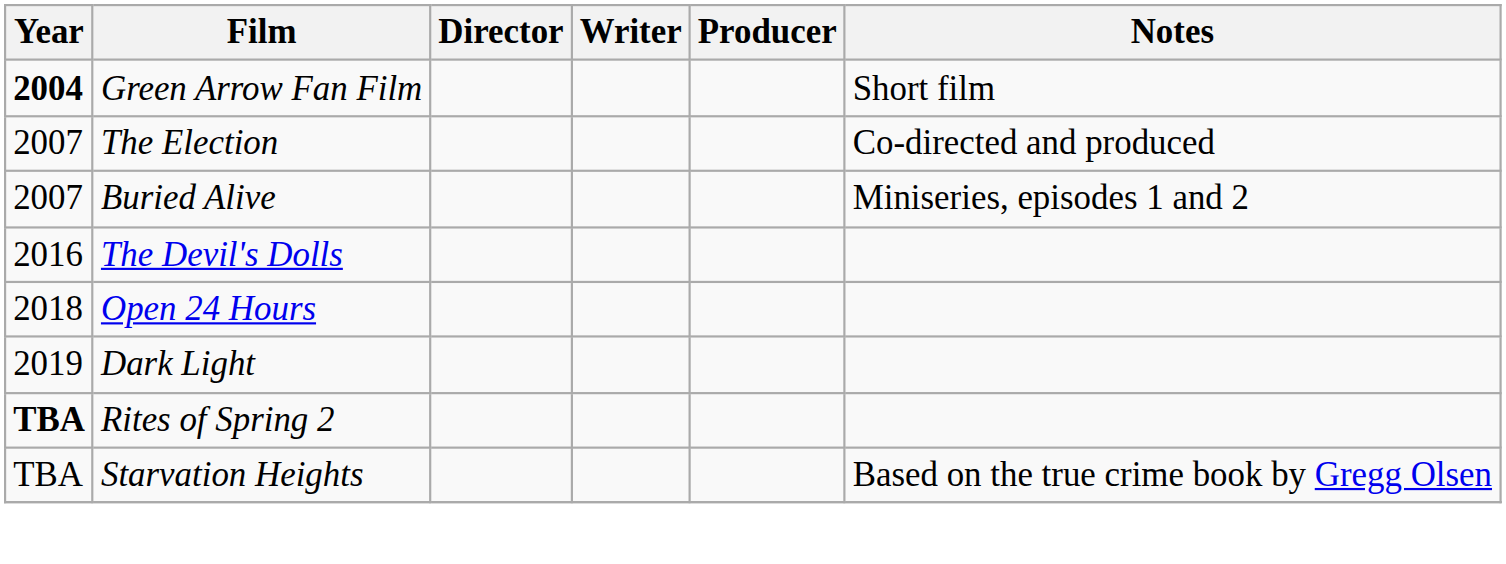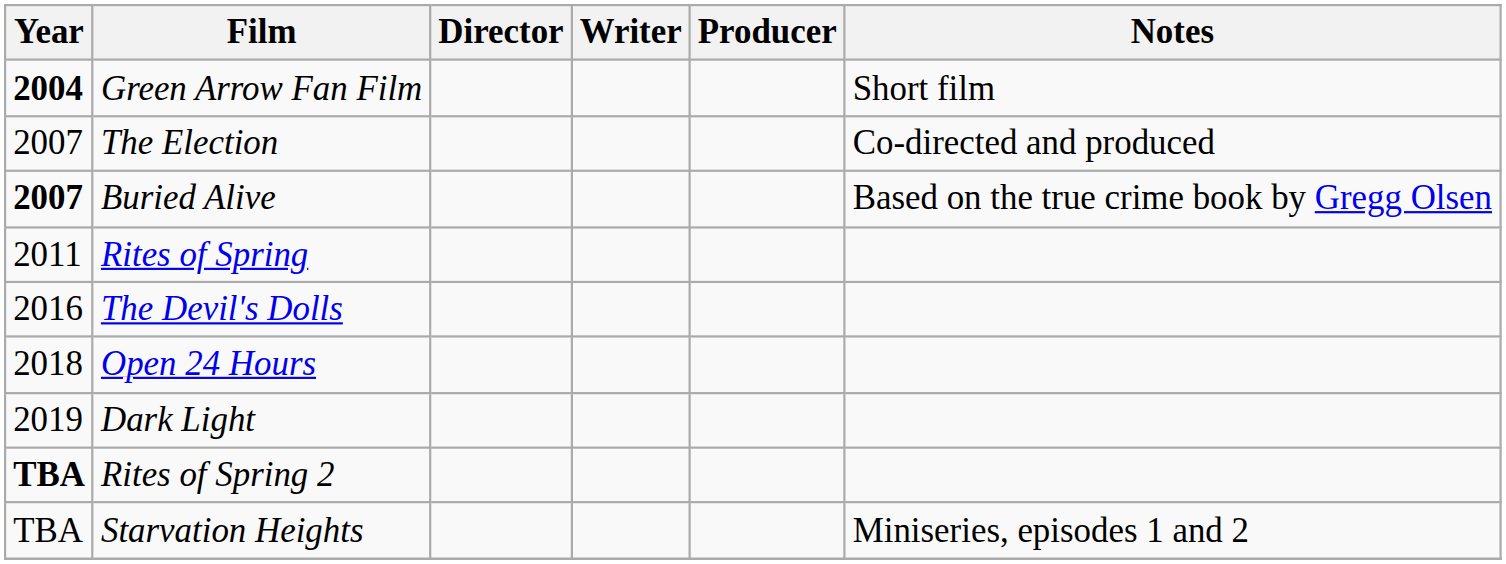(48, 198) normal -> (48, 198) bold
(1051, 198) Miniseries, episodes 1 and 2 -> (1172, 198) Based on the true crime book by Gregg Olsen
+ row: (205, 253)
(1172, 474) Based on the true crime book by Gregg Olsen -> (1051, 530) Miniseries, episodes 1 and 2
